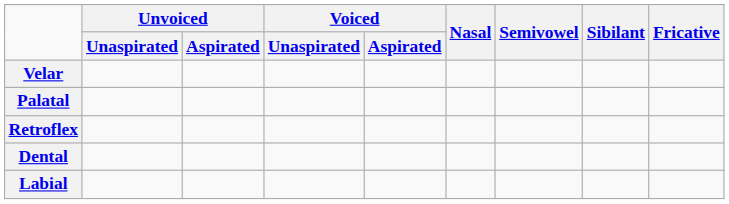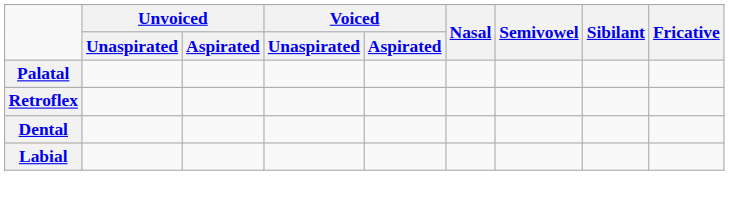- row: (43, 73)
